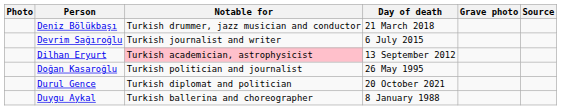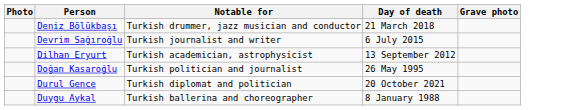- column: (538, 12)
(220, 55) pink background -> (220, 55) no background
